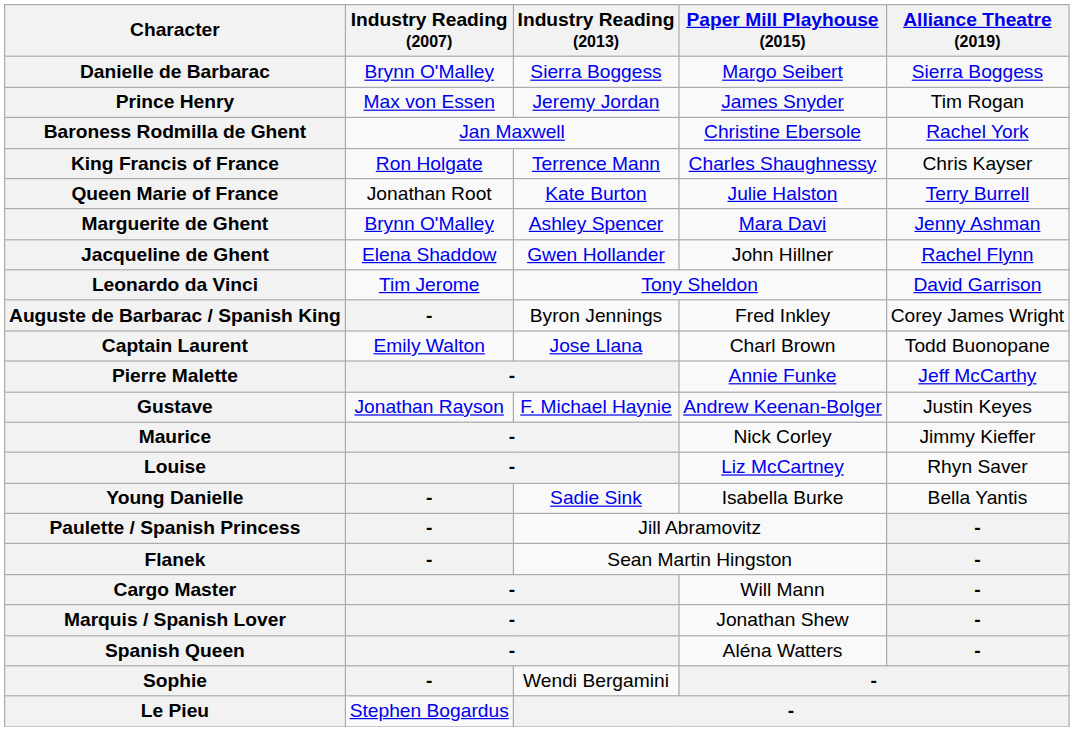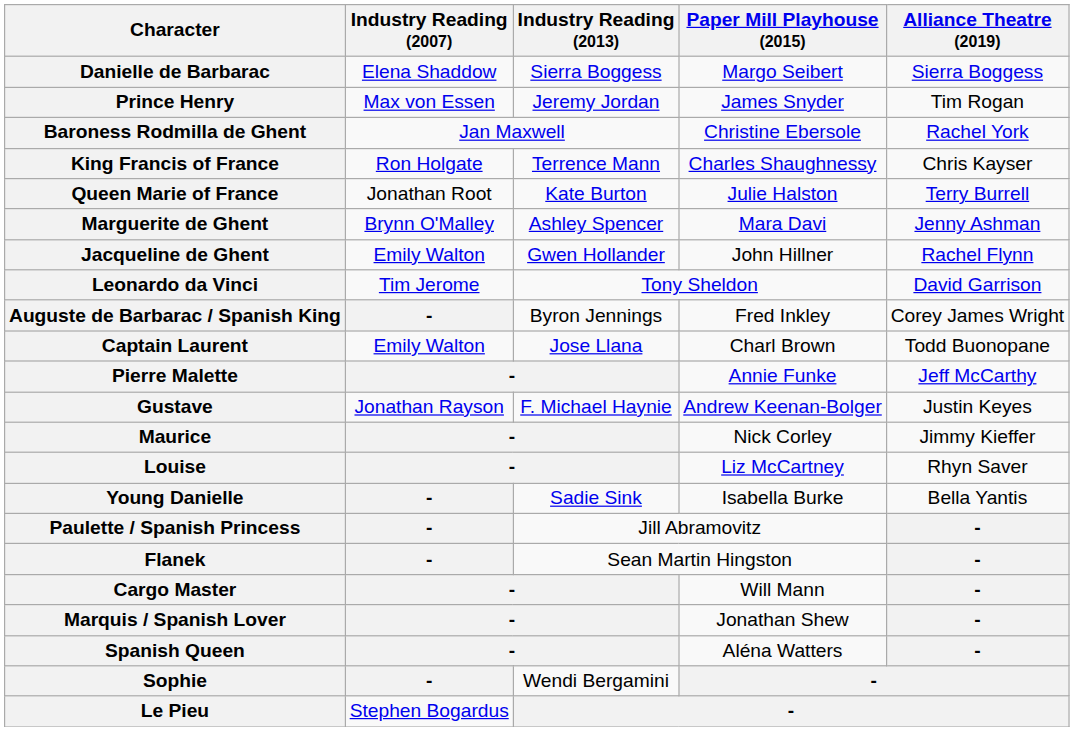(429, 71) Brynn O'Malley -> (429, 71) Elena Shaddow
(429, 254) Elena Shaddow -> (429, 254) Emily Walton
